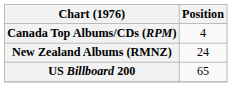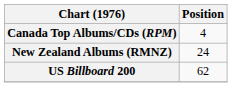(203, 71) 65 -> (203, 71) 62
